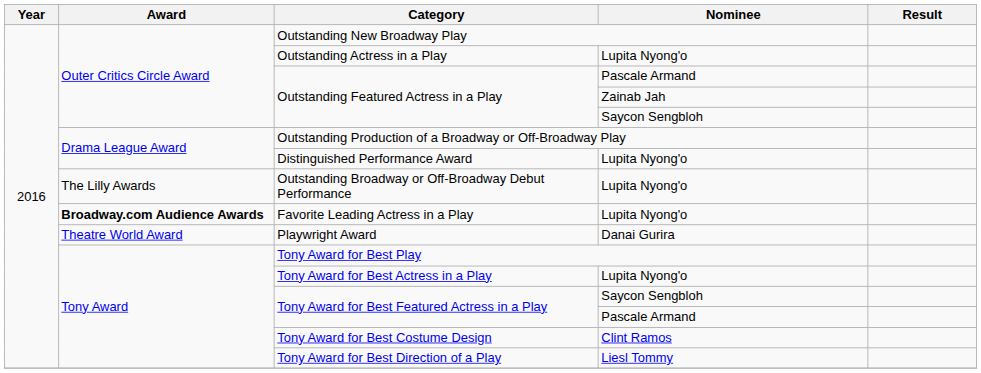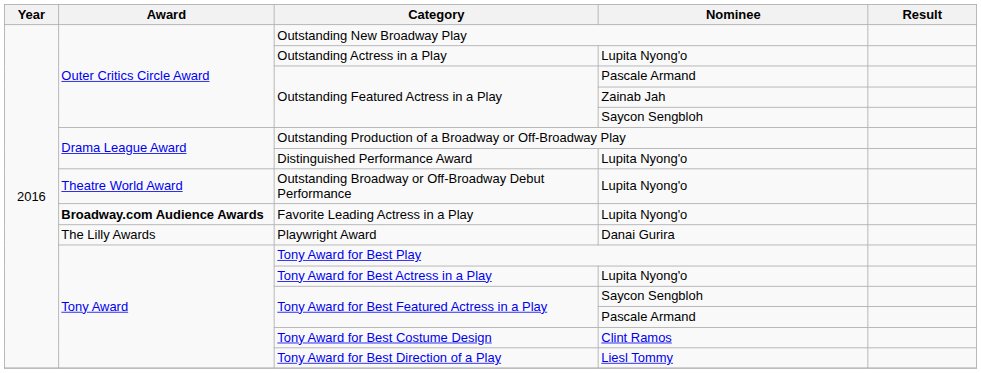(108, 186) The Lilly Awards -> (122, 186) Theatre World Award
(122, 234) Theatre World Award -> (108, 234) The Lilly Awards
